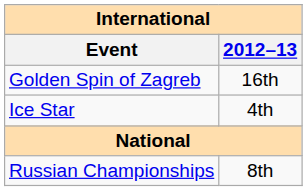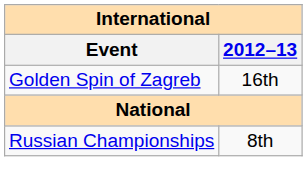- row: (42, 110)
